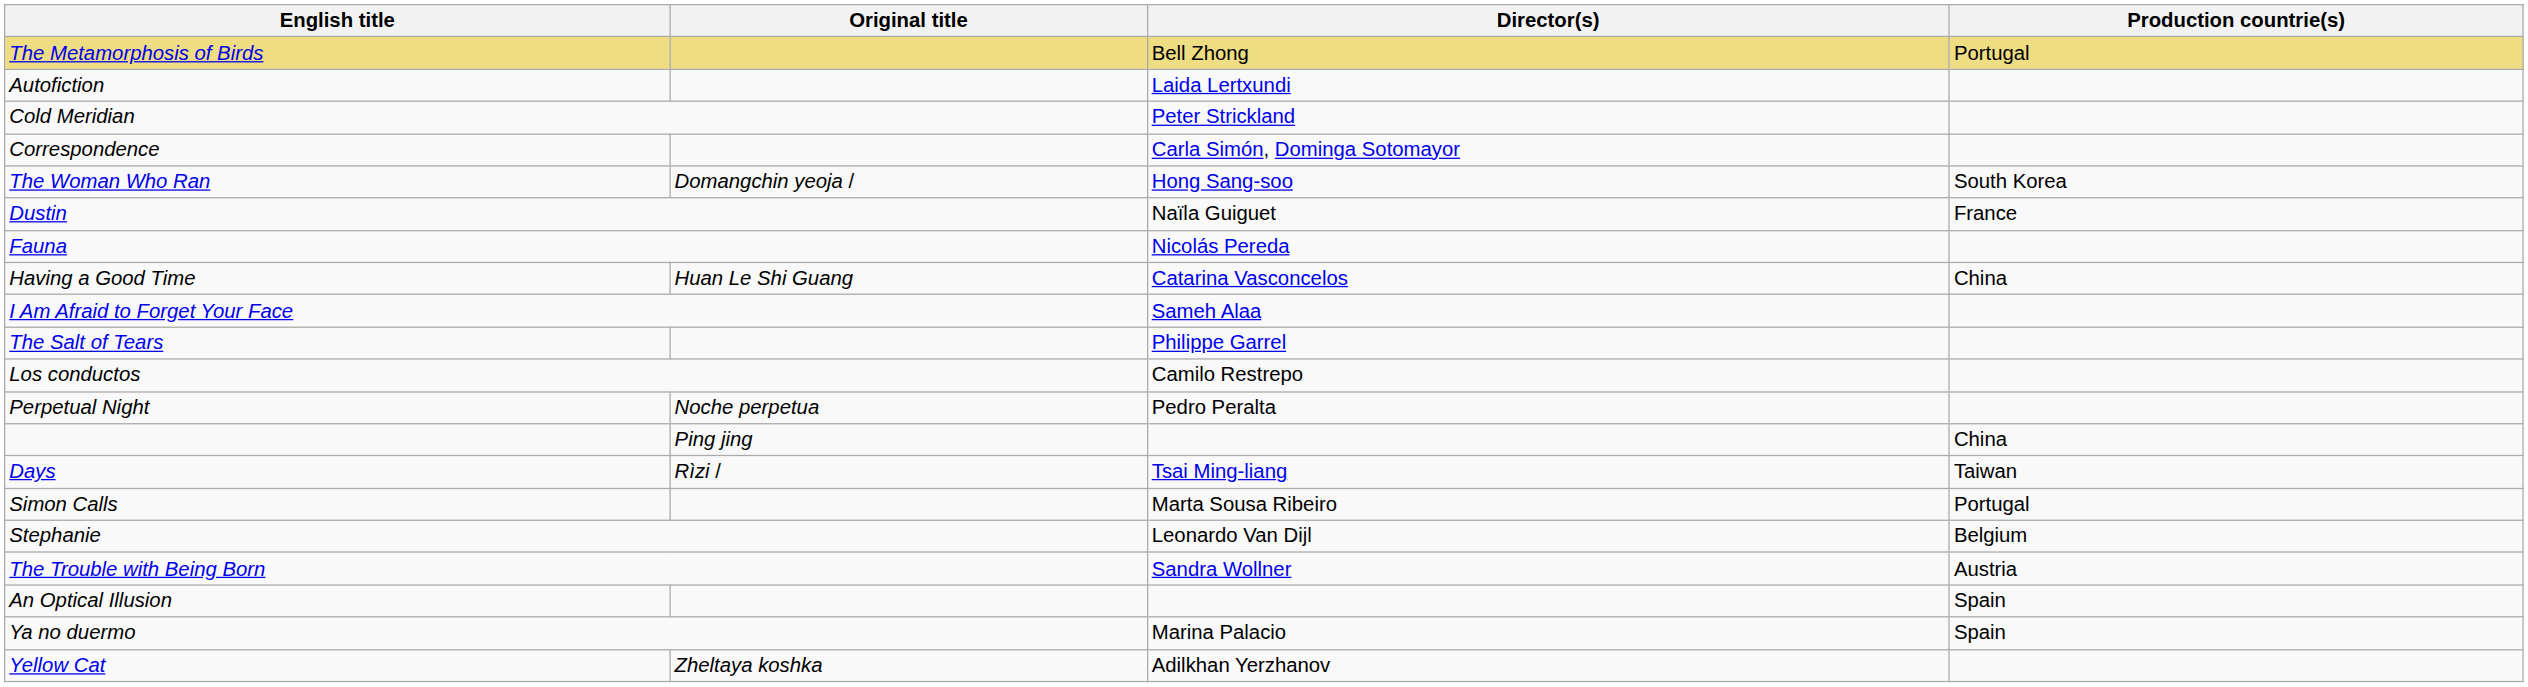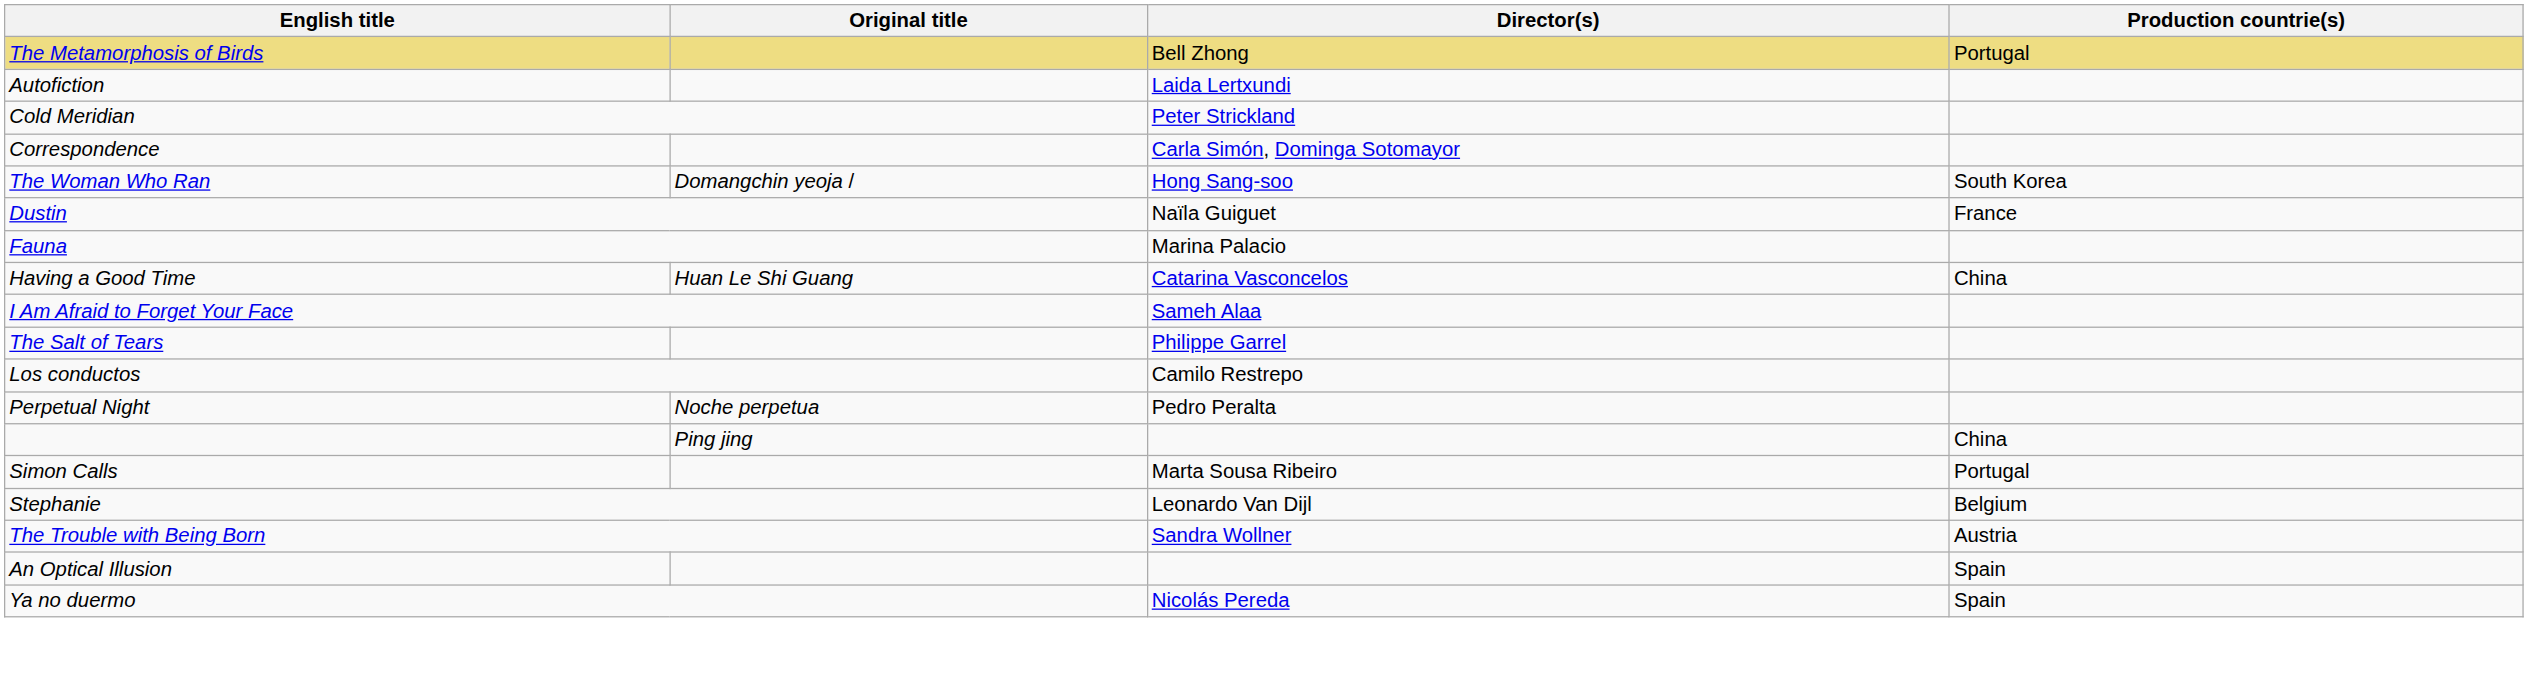(1221, 246) Nicolás Pereda -> (1219, 246) Marina Palacio
- row: (32, 471)
(1219, 632) Marina Palacio -> (1221, 600) Nicolás Pereda
- row: (57, 665)
